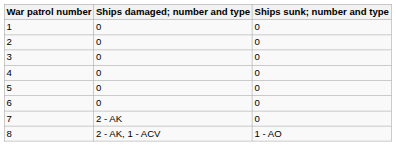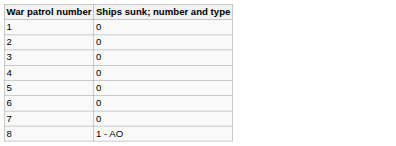- column: (173, 12)
